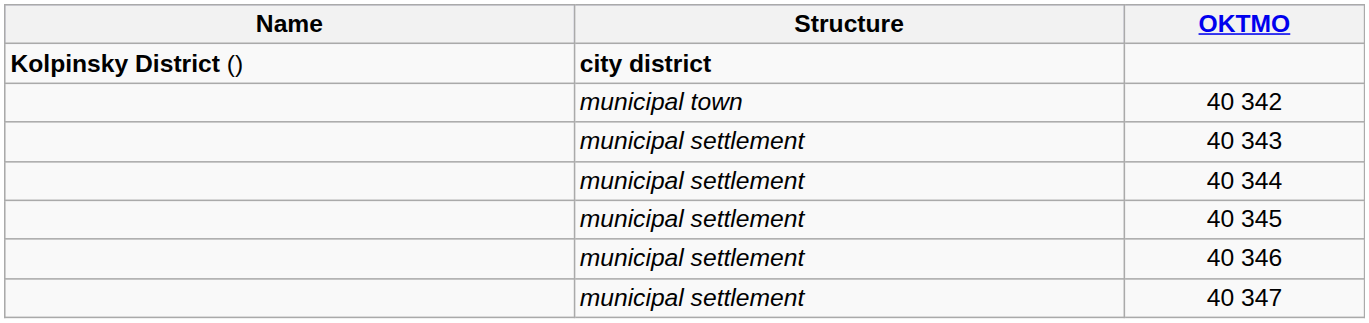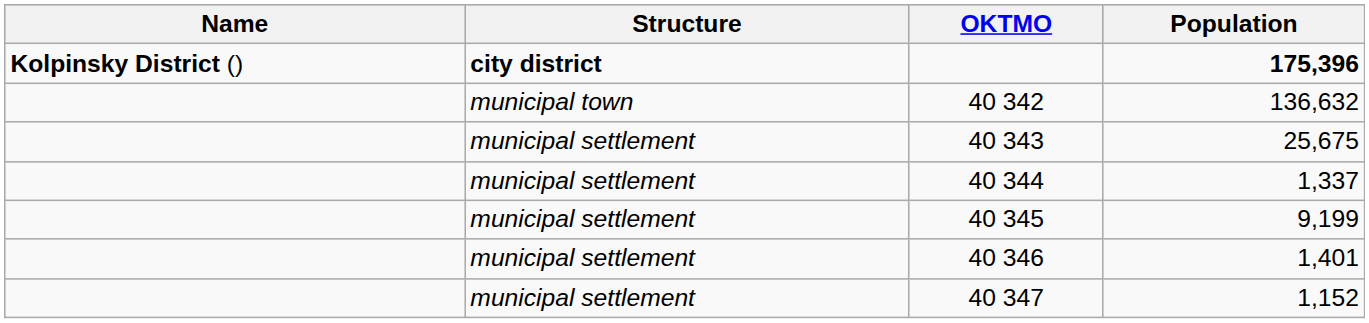+ column: (1234, 24)
